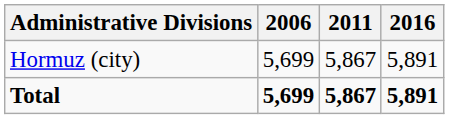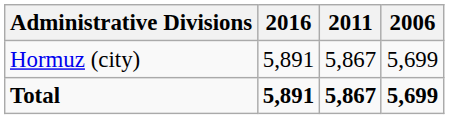columns swapped: (288, 22) <-> (412, 22)
